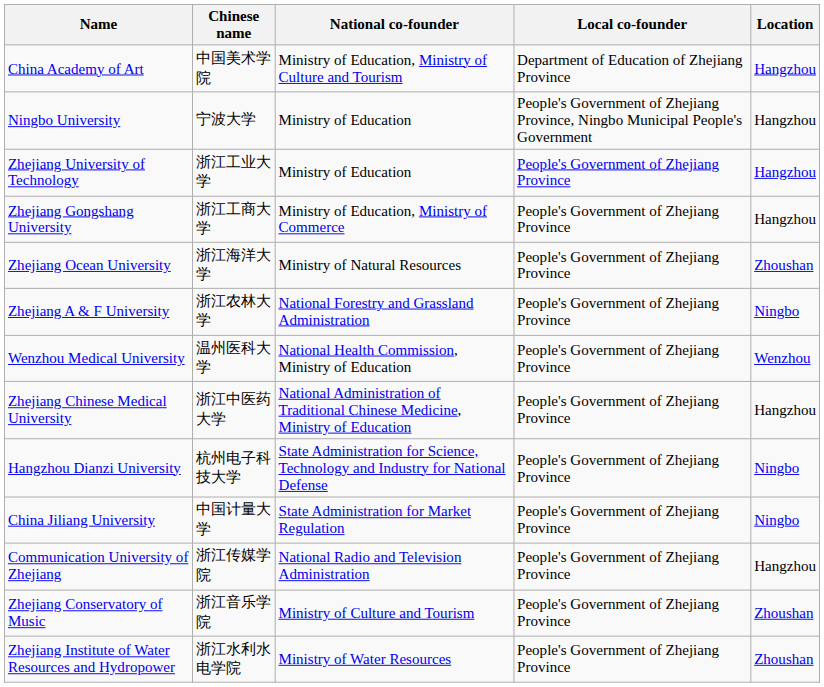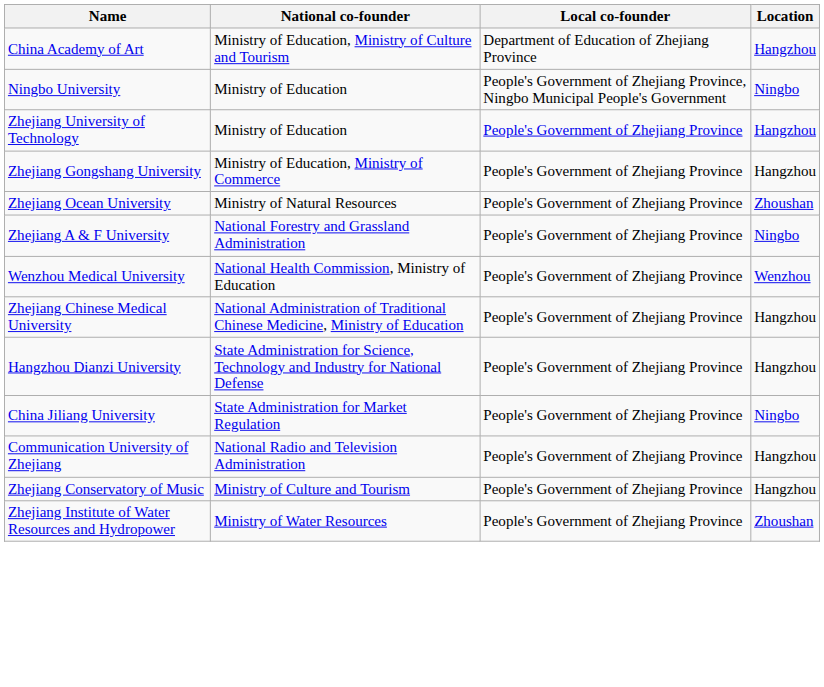- column: (234, 24)
(785, 120) Hangzhou -> (777, 89) Ningbo
(777, 467) Ningbo -> (785, 366) Hangzhou
(784, 612) Zhoushan -> (785, 488) Hangzhou
